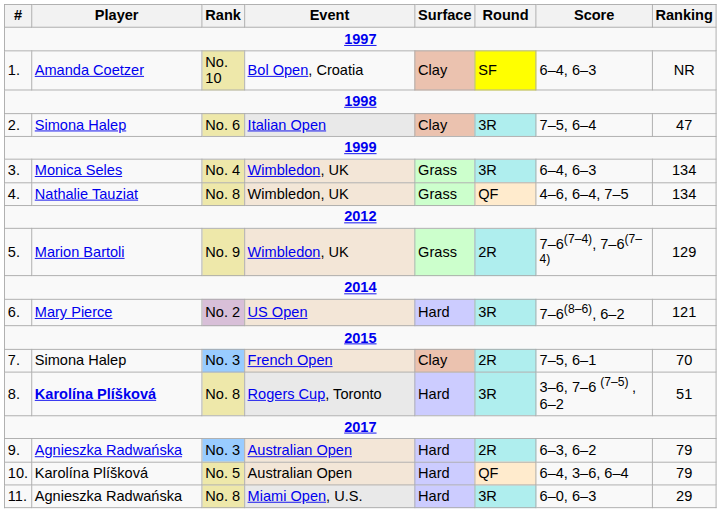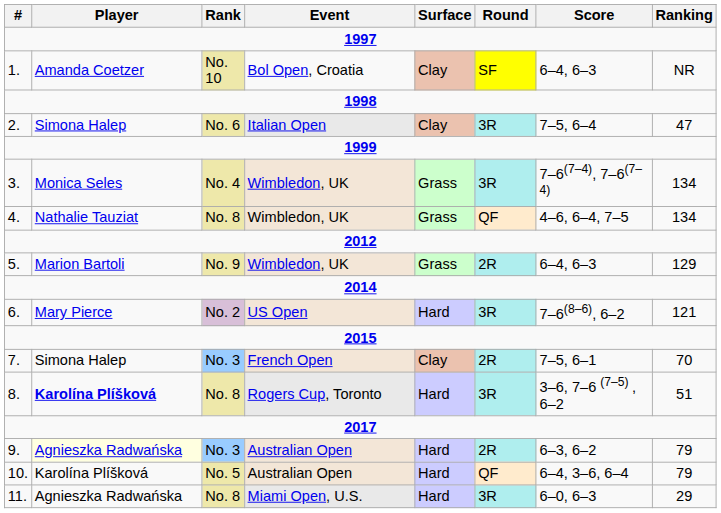(568, 170) 6–4, 6–3 -> (591, 180) 7–6(7–4), 7–6(7–4)
(591, 249) 7–6(7–4), 7–6(7–4) -> (568, 264) 6–4, 6–3
(108, 450) no background -> (108, 450) lightyellow background
